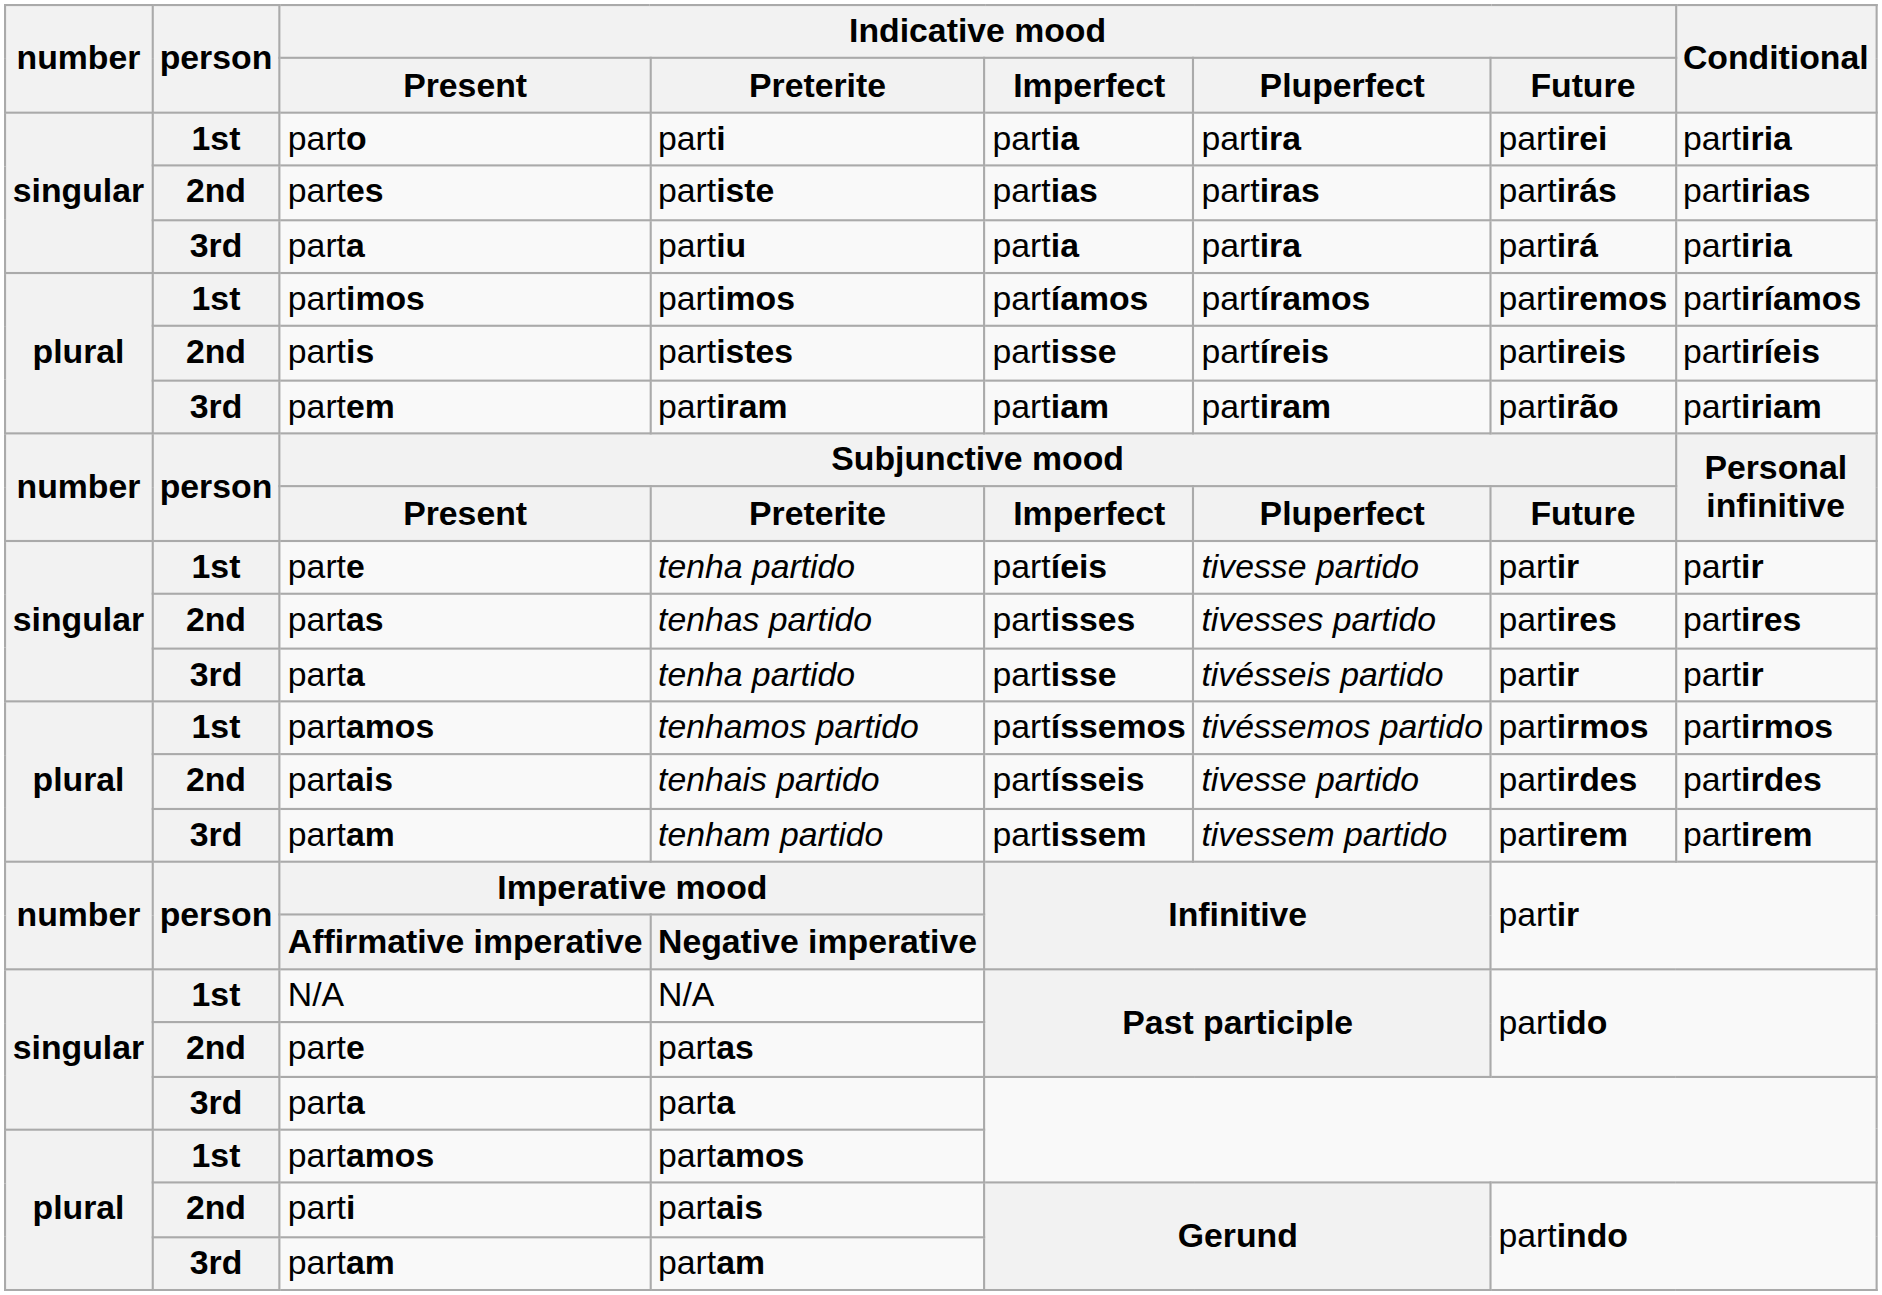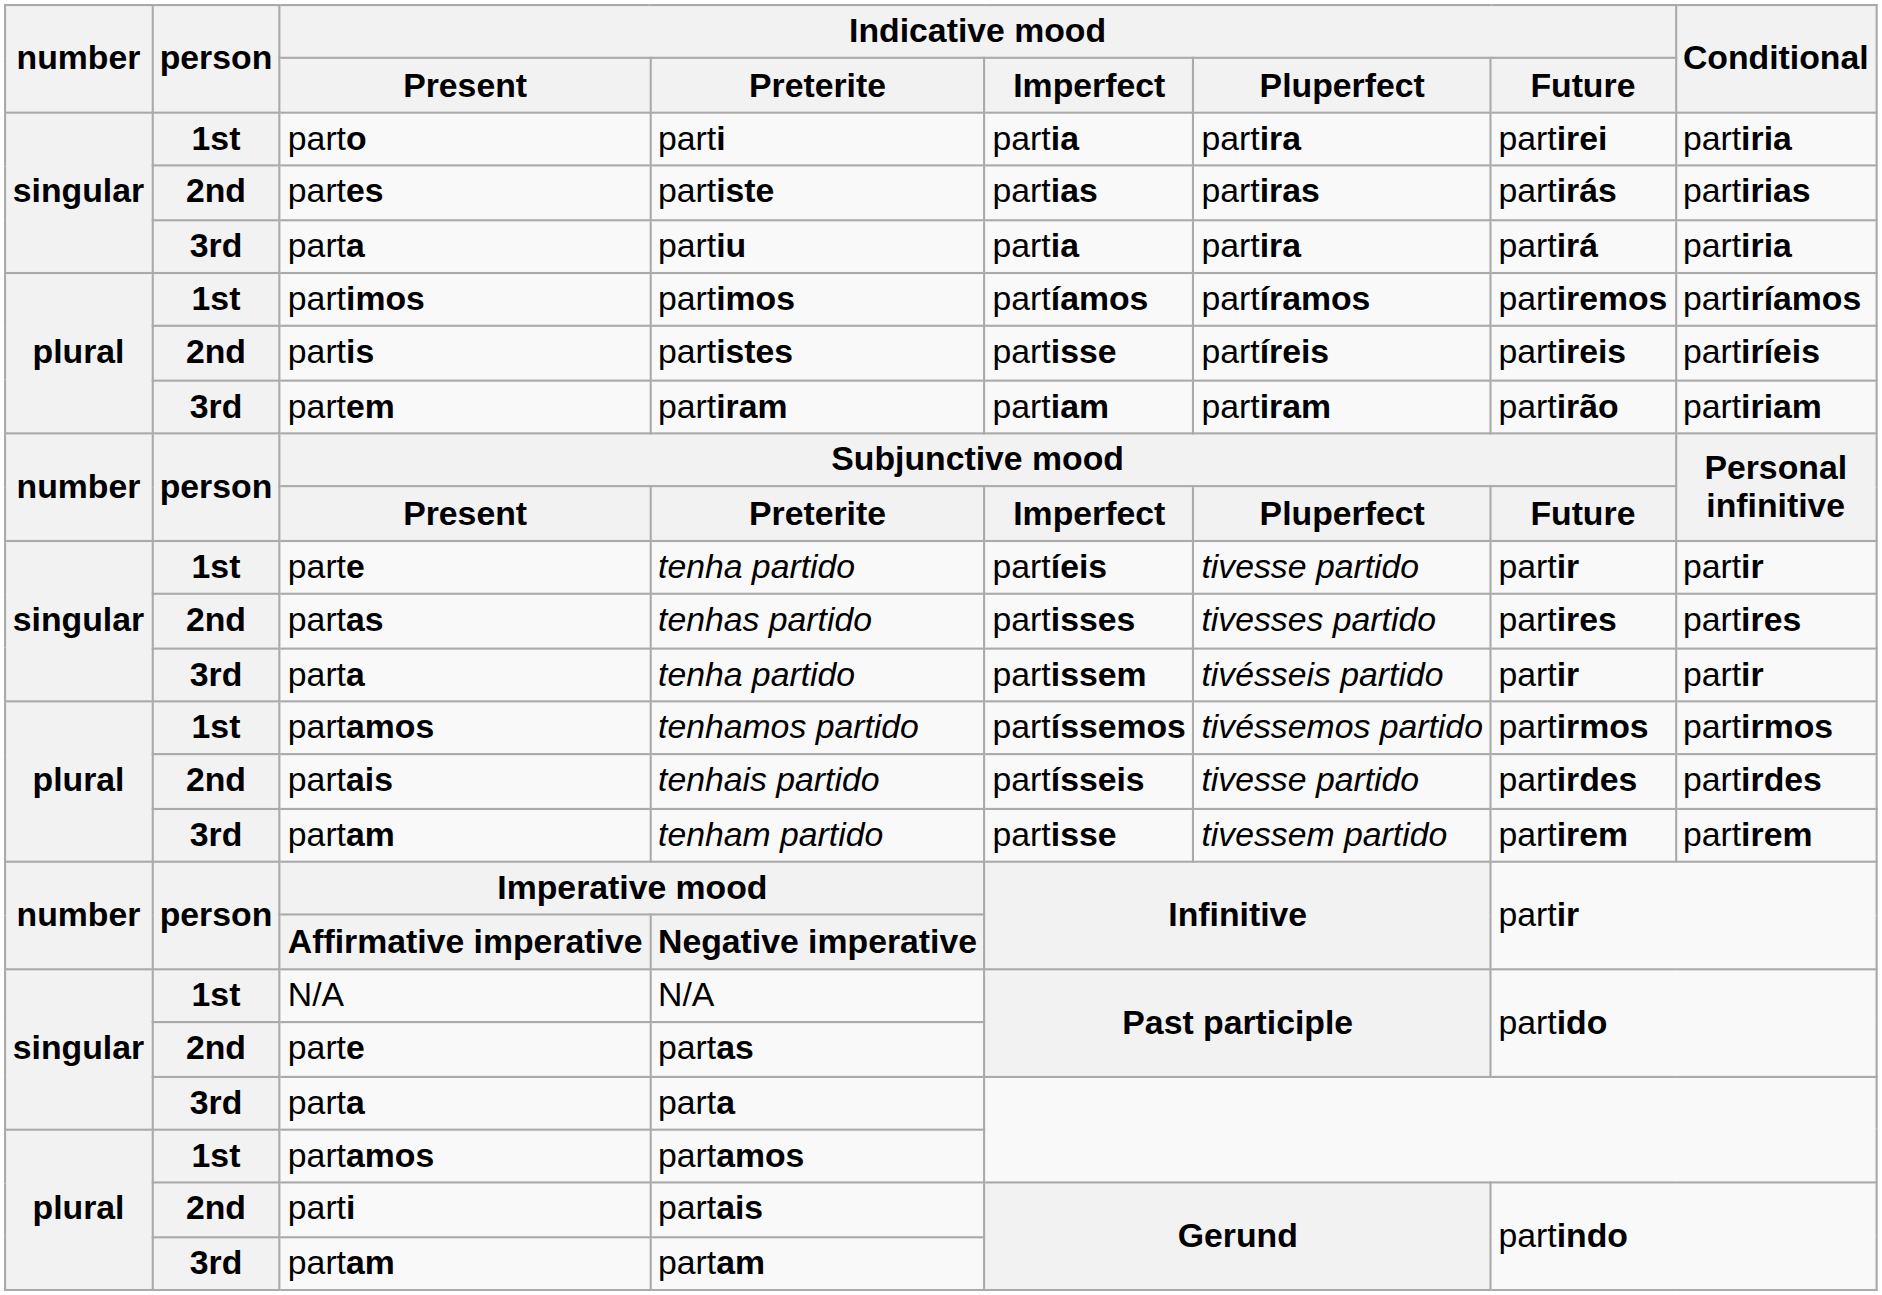(1055, 673) partisse -> (1070, 673) partissem
(1070, 834) partissem -> (1055, 834) partisse
